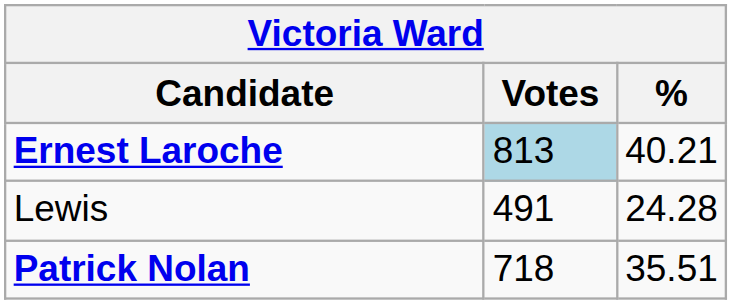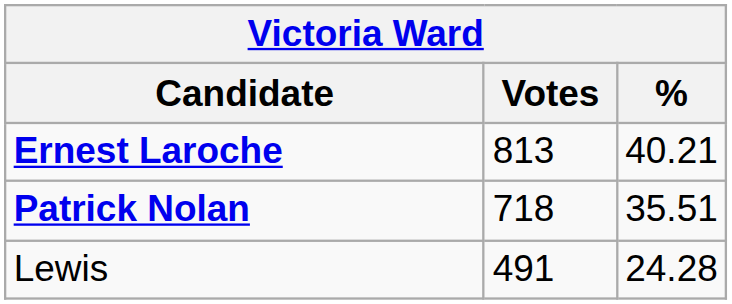(524, 151) lightblue background -> (524, 151) no background
rows swapped: (132, 268) <-> (61, 209)
